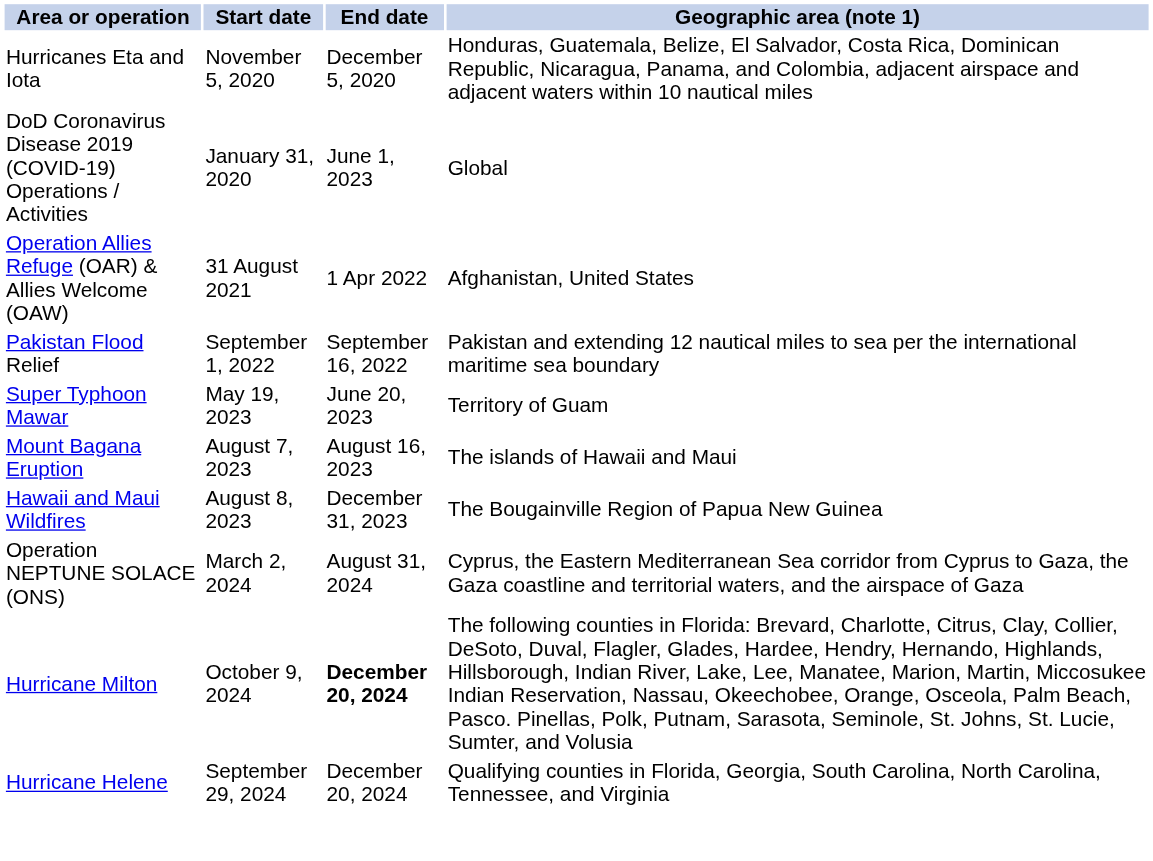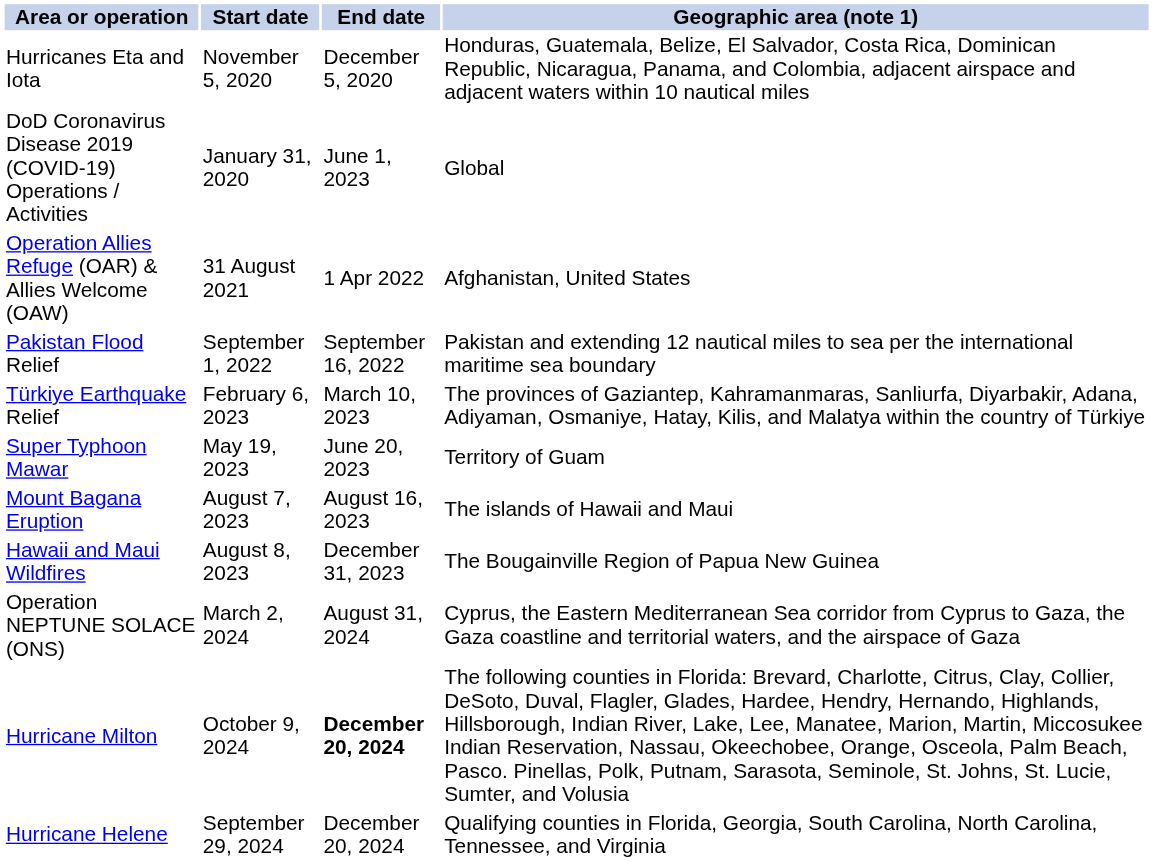+ row: (96, 405)
